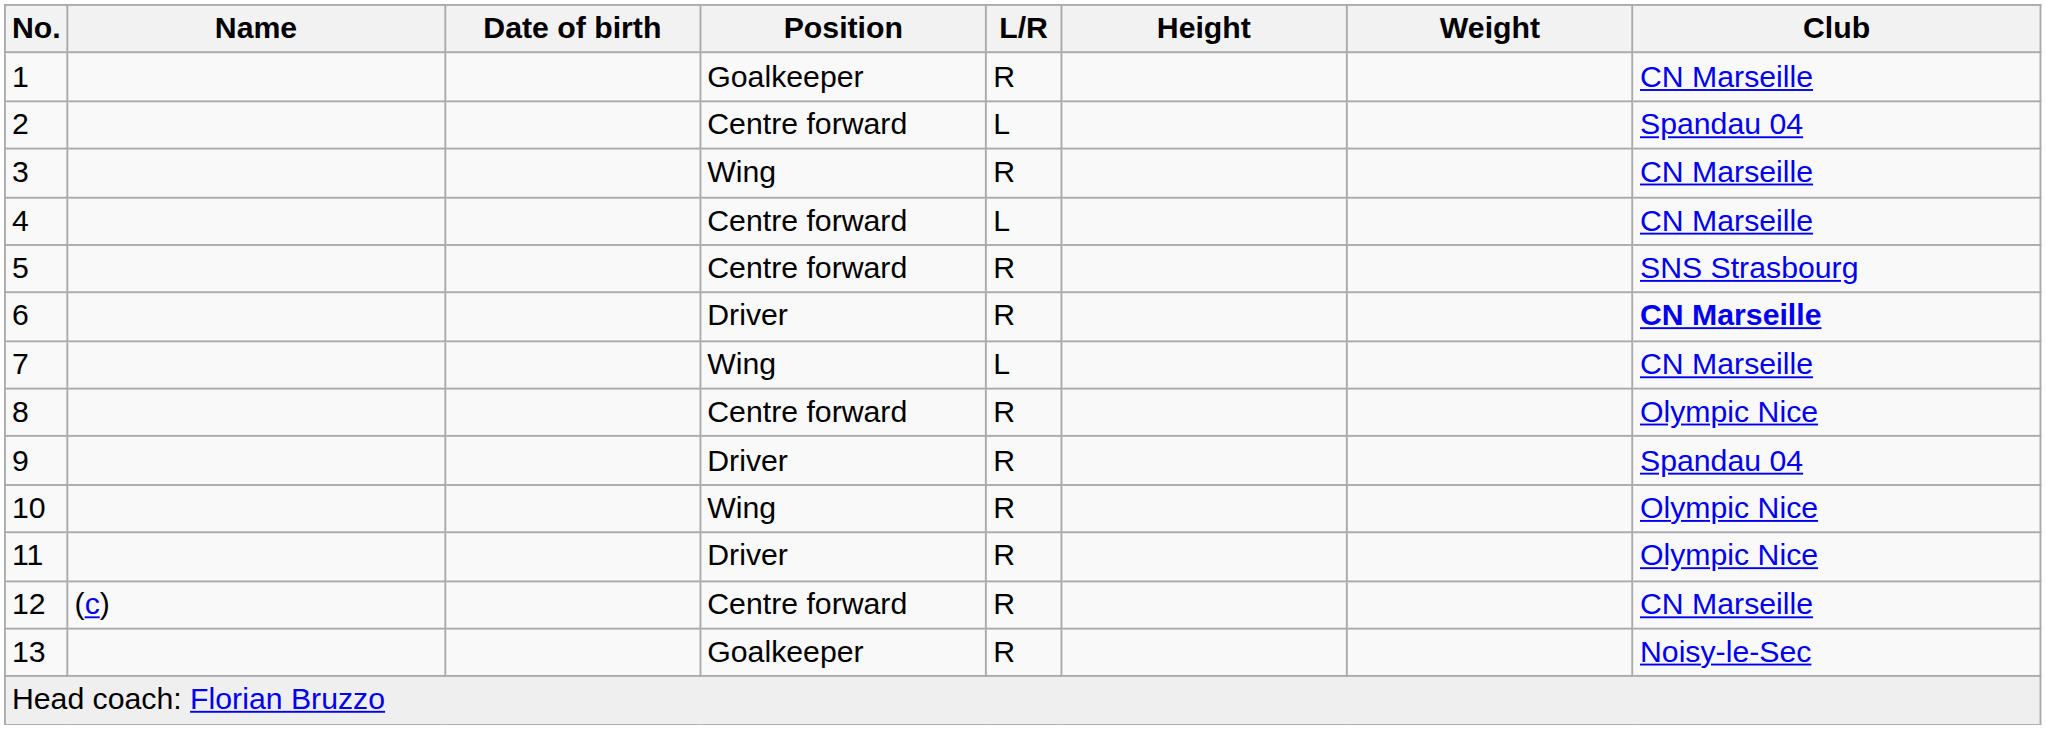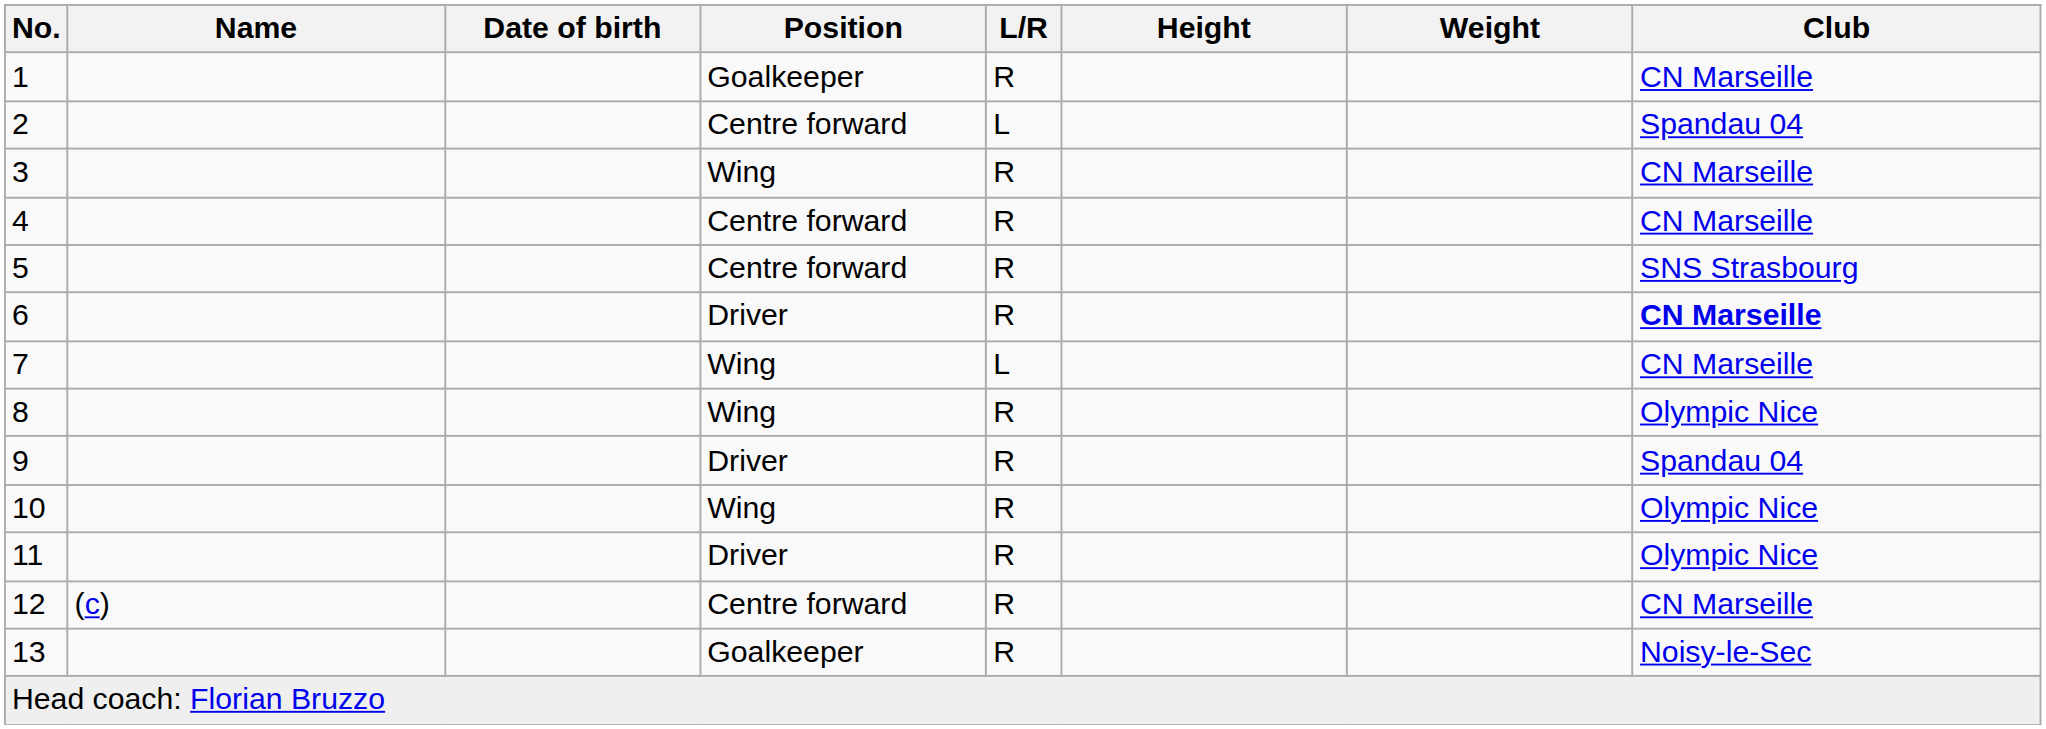(1002, 220) L -> (1004, 220) R
(807, 412) Centre forward -> (742, 412) Wing
